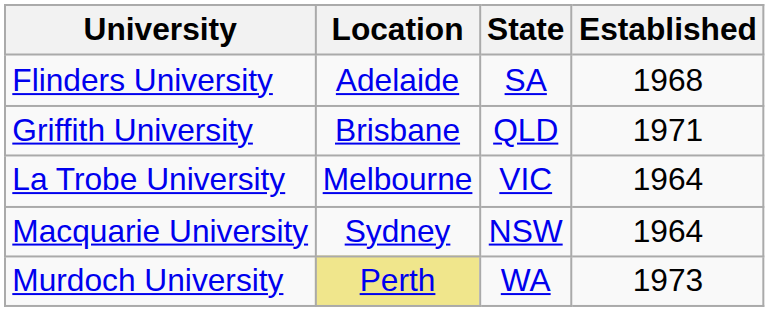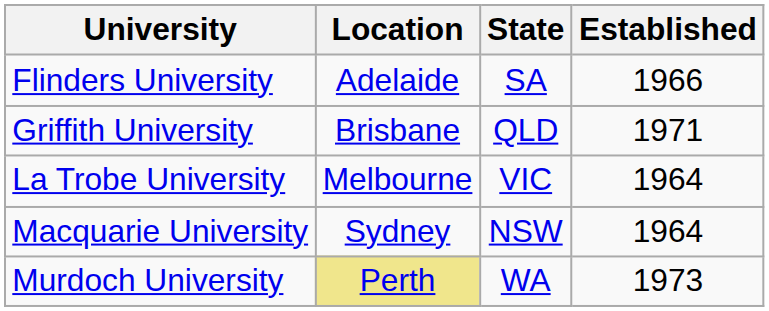(668, 79) 1968 -> (668, 79) 1966
